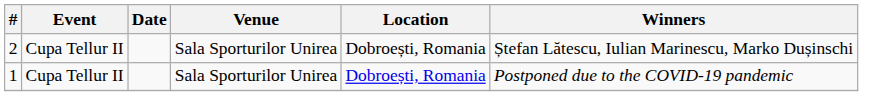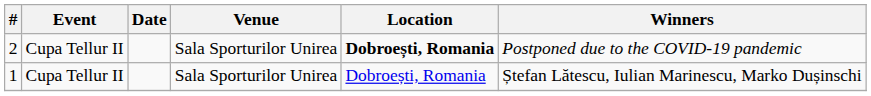(416, 47) normal -> (420, 47) bold
(674, 47) Ștefan Lătescu, Iulian Marinescu, Marko Dușinschi -> (652, 47) Postponed due to the COVID-19 pandemic
(644, 76) Postponed due to the COVID-19 pandemic -> (682, 76) Ștefan Lătescu, Iulian Marinescu, Marko Dușinschi
